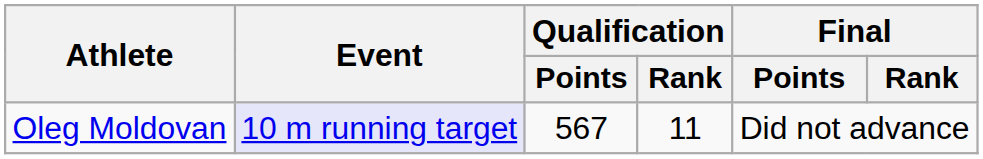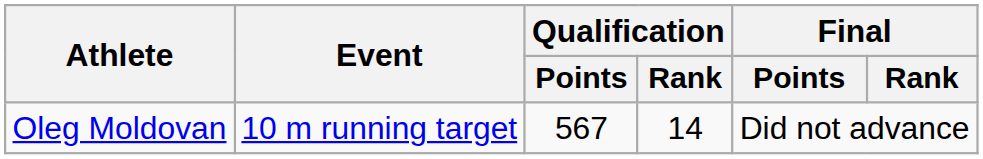(379, 128) lavender background -> (379, 128) no background
(685, 128) 11 -> (685, 128) 14
